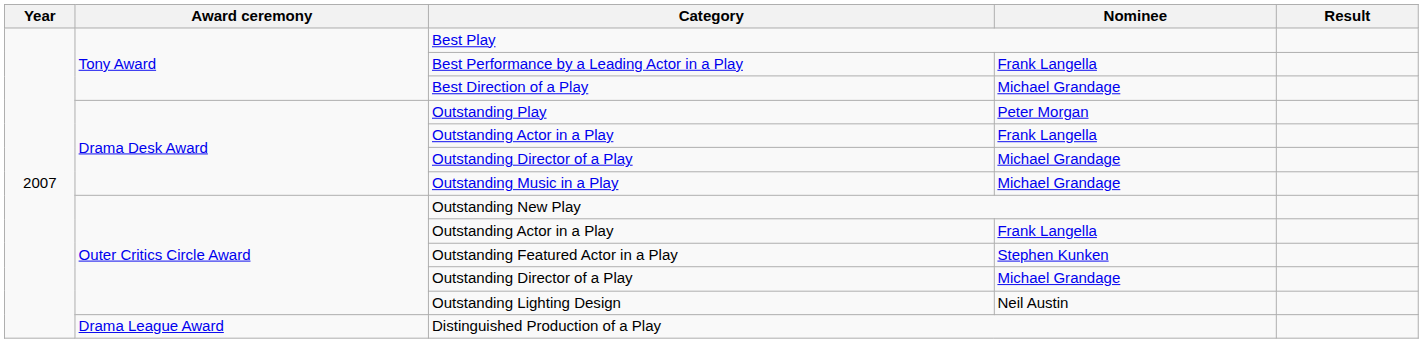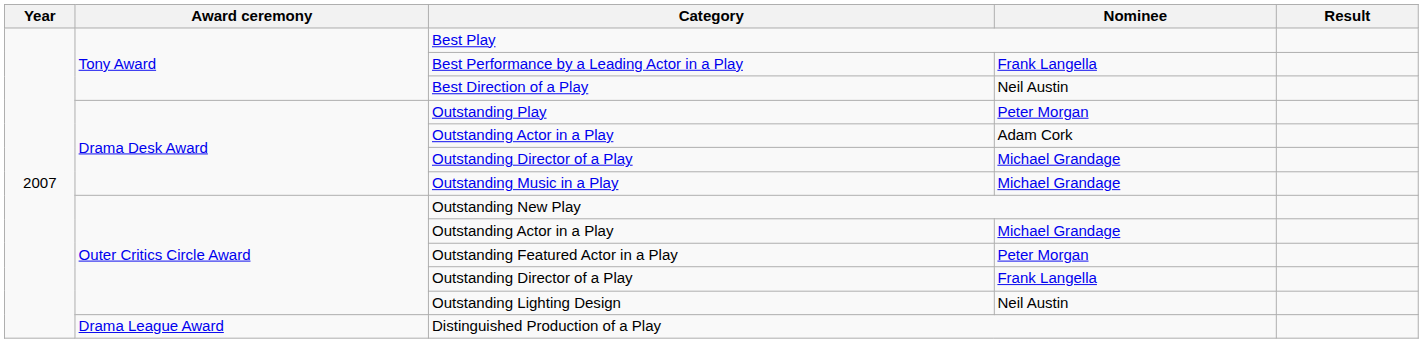(1059, 87) Michael Grandage -> (1033, 87) Neil Austin
(1047, 135) Frank Langella -> (1035, 135) Adam Cork
(1047, 231) Frank Langella -> (1059, 231) Michael Grandage
(1053, 254) Stephen Kunken -> (1043, 254) Peter Morgan
(1059, 278) Michael Grandage -> (1047, 278) Frank Langella
